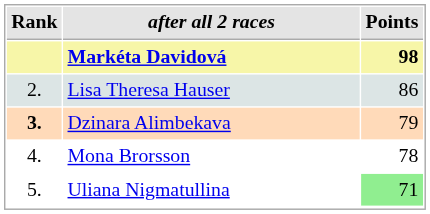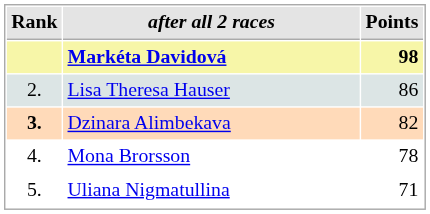(409, 123) 79 -> (409, 123) 82
(409, 189) lightgreen background -> (409, 189) no background
